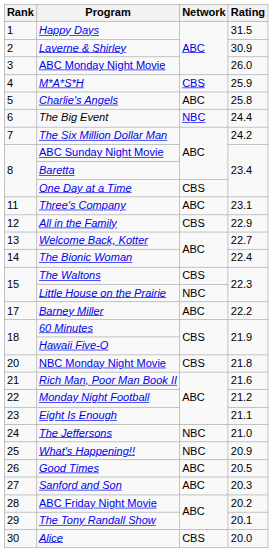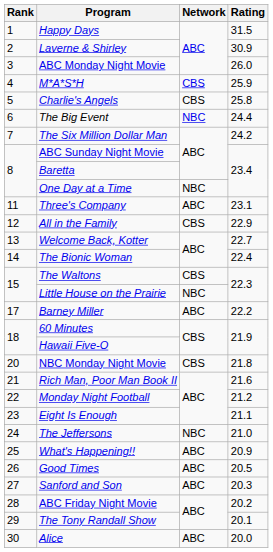(193, 100) ABC -> (193, 100) CBS
(193, 188) CBS -> (194, 188) NBC
(194, 450) NBC -> (193, 450) ABC
(193, 538) CBS -> (193, 538) ABC
